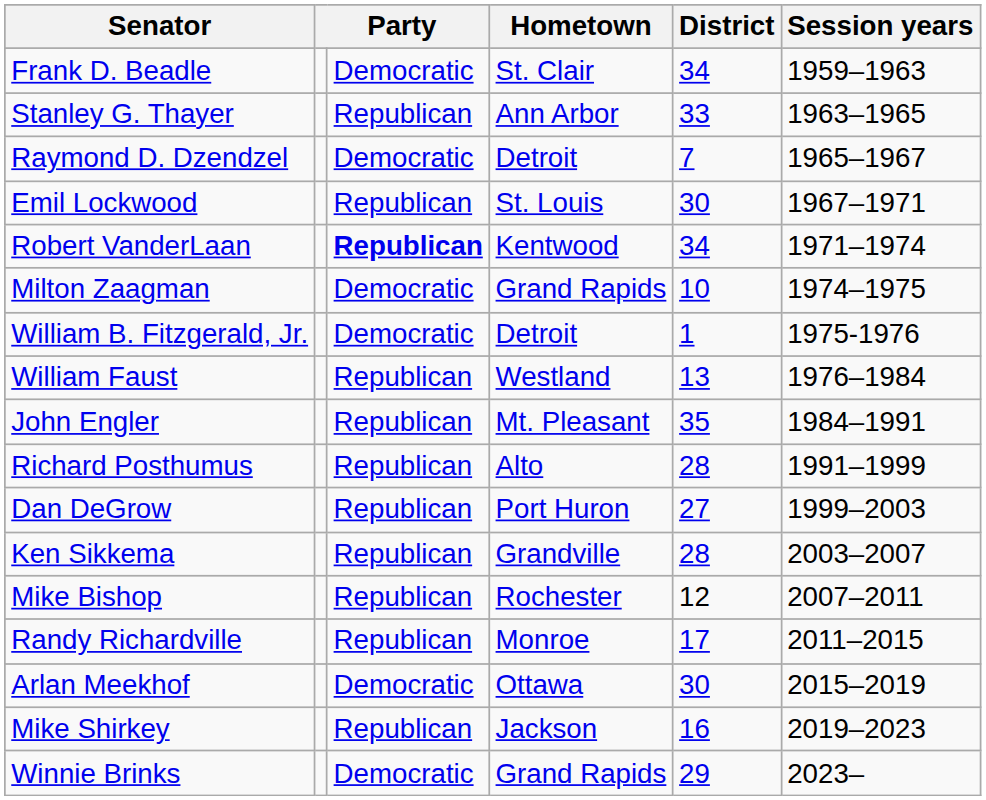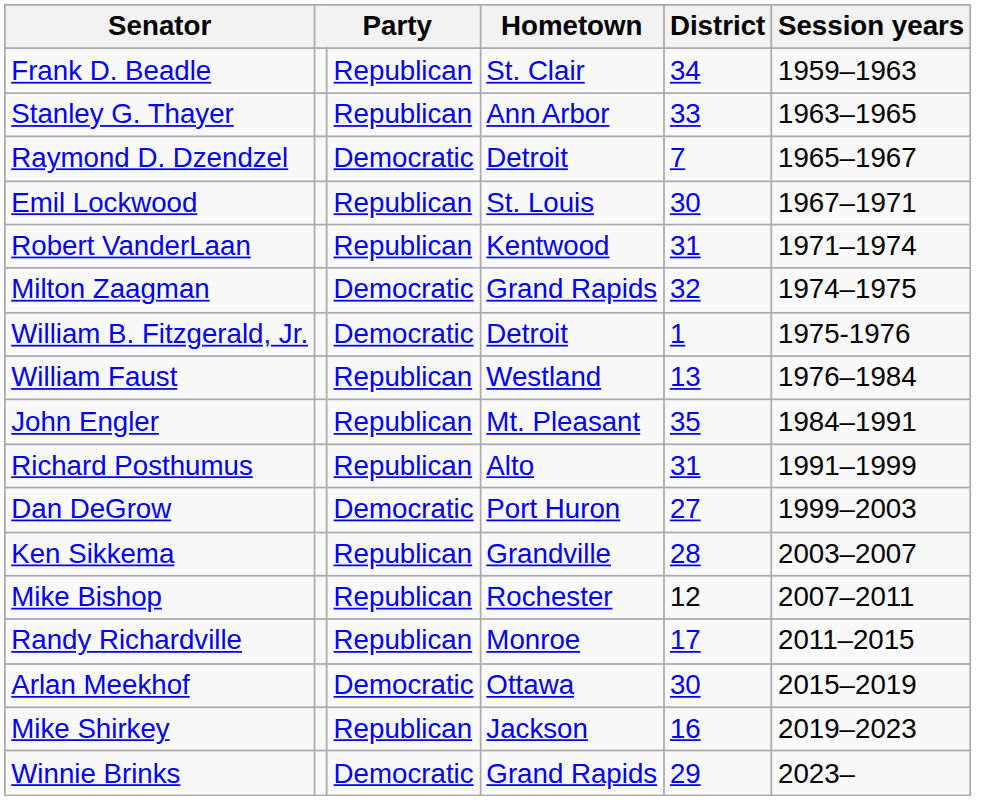(404, 70) Democratic -> (403, 70) Republican
(408, 245) bold -> (403, 245) normal
(694, 245) 34 -> (685, 245) 31
(694, 289) 10 -> (685, 289) 32
(694, 465) 28 -> (685, 465) 31
(403, 509) Republican -> (404, 509) Democratic
